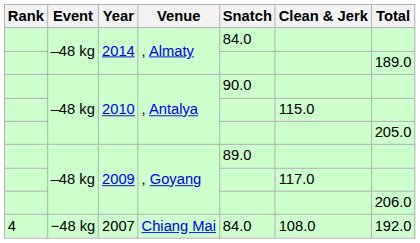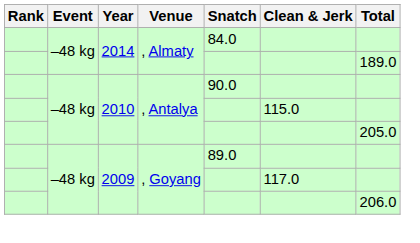- row: (118, 226)
